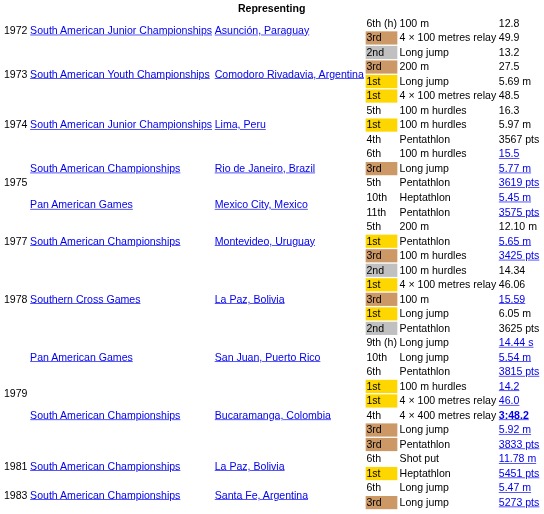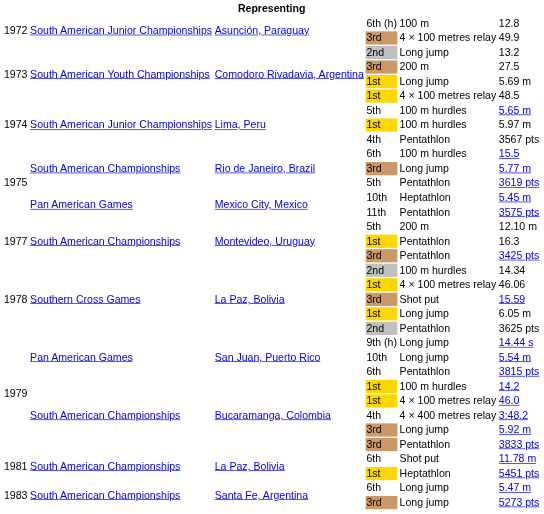(509, 110) 16.3 -> (515, 110) 5.65 m
(515, 241) 5.65 m -> (509, 241) 16.3
(433, 255) 100 m hurdles -> (425, 255) Pentathlon
(414, 299) 100 m -> (419, 299) Shot put
(514, 415) bold -> (513, 415) normal
